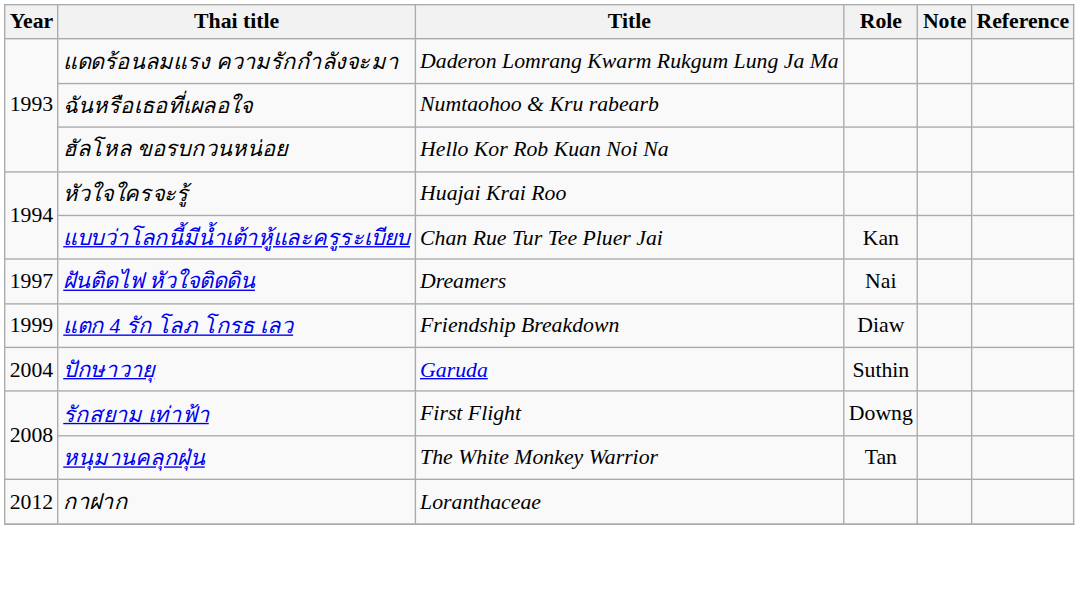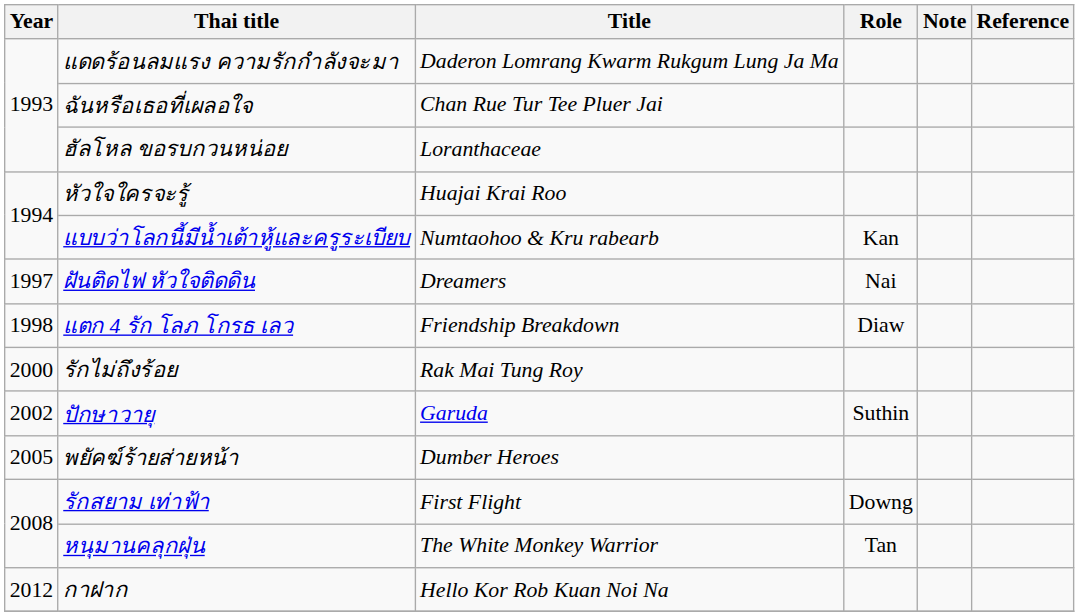(539, 105) Numtaohoo & Kru rabearb -> (541, 105) Chan Rue Tur Tee Pluer Jai
(544, 149) Hello Kor Rob Kuan Noi Na -> (481, 149) Loranthaceae
(541, 237) Chan Rue Tur Tee Pluer Jai -> (539, 237) Numtaohoo & Kru rabearb
(31, 325) 1999 -> (31, 325) 1998
+ row: (120, 369)
(31, 369) 2004 -> (31, 413) 2002
+ row: (151, 457)
(481, 501) Loranthaceae -> (544, 589) Hello Kor Rob Kuan Noi Na
